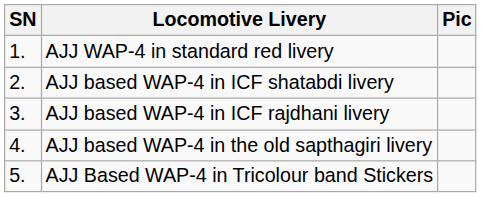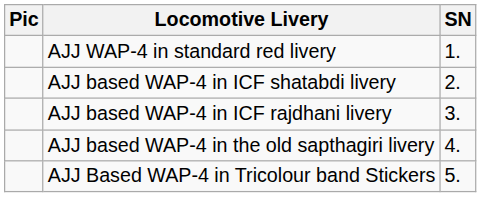columns swapped: (23, 20) <-> (457, 20)
